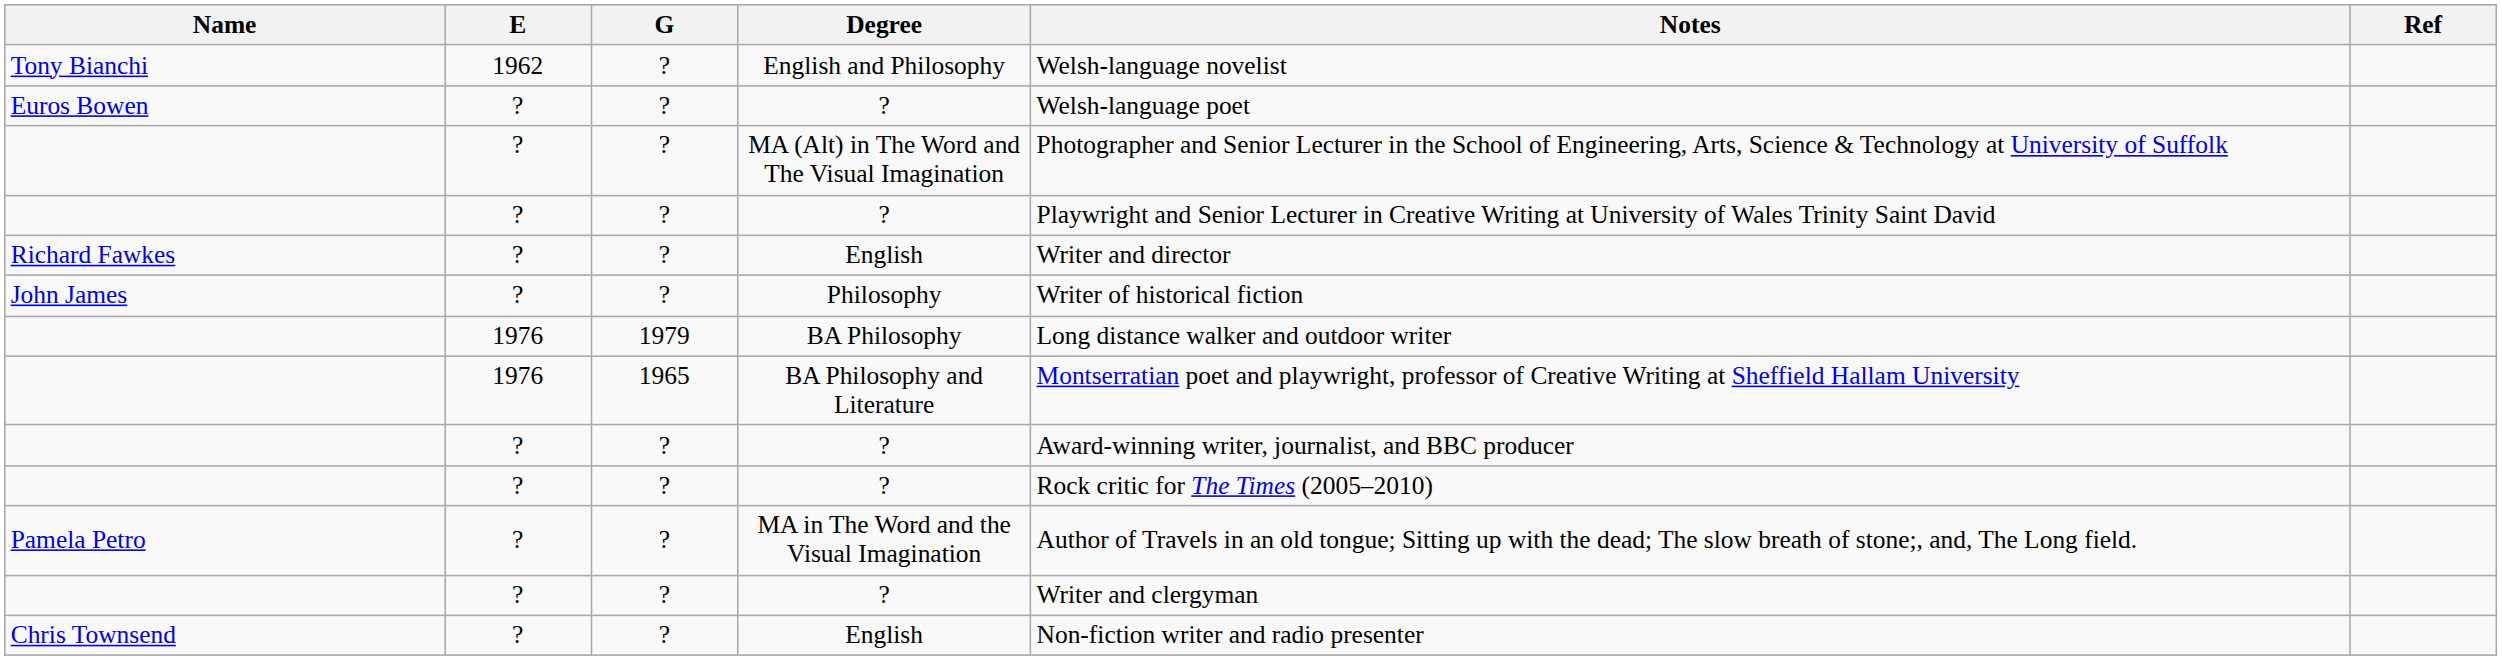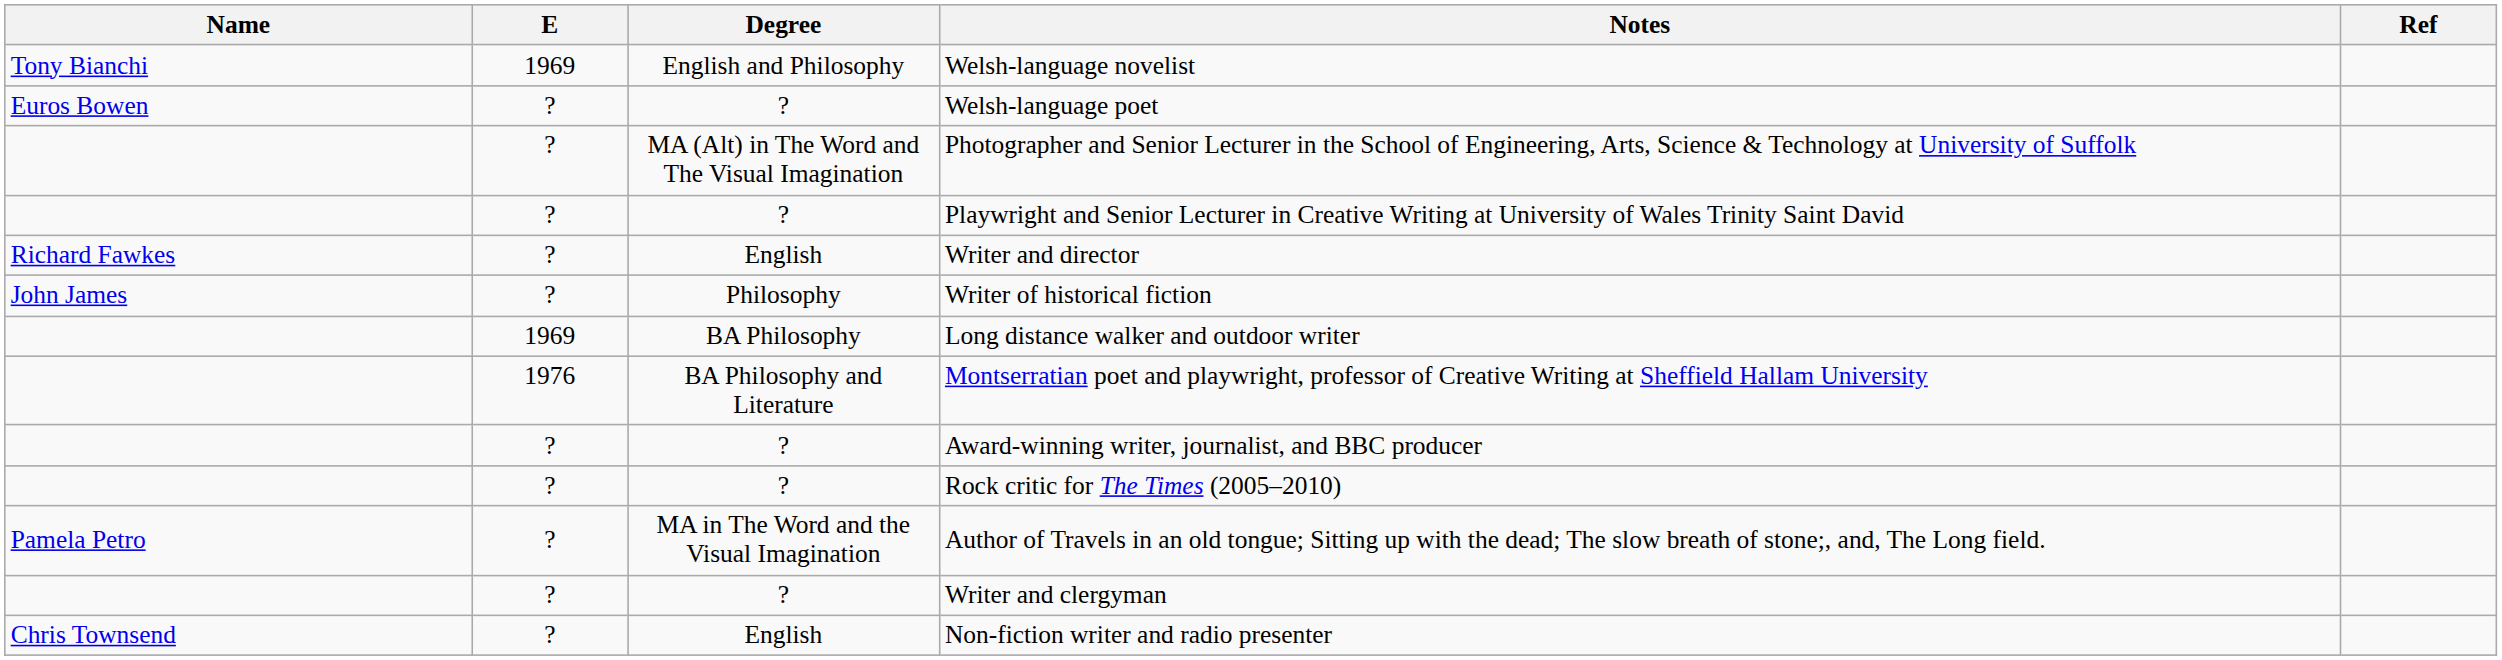- column: (664, 24)
(518, 65) 1962 -> (550, 65) 1969
(518, 335) 1976 -> (550, 335) 1969
